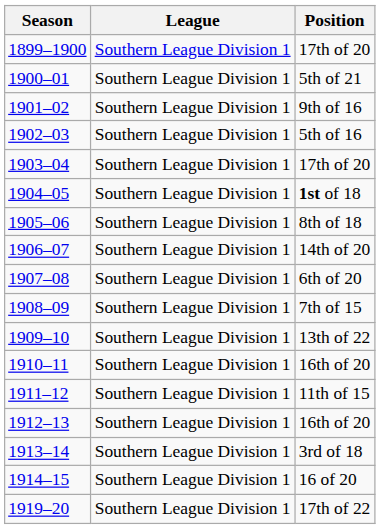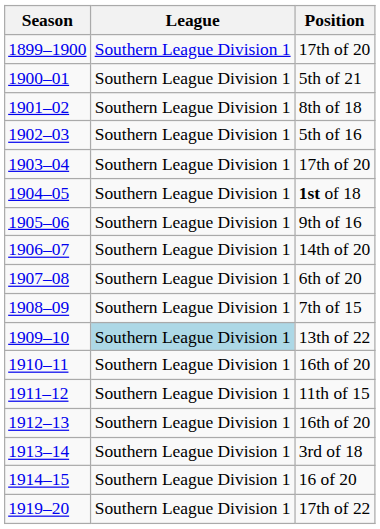(330, 106) 9th of 16 -> (330, 106) 8th of 18
(330, 221) 8th of 18 -> (330, 221) 9th of 16
(193, 336) no background -> (193, 336) lightblue background
